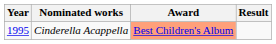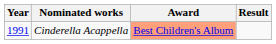(18, 30) 1995 -> (18, 30) 1991
